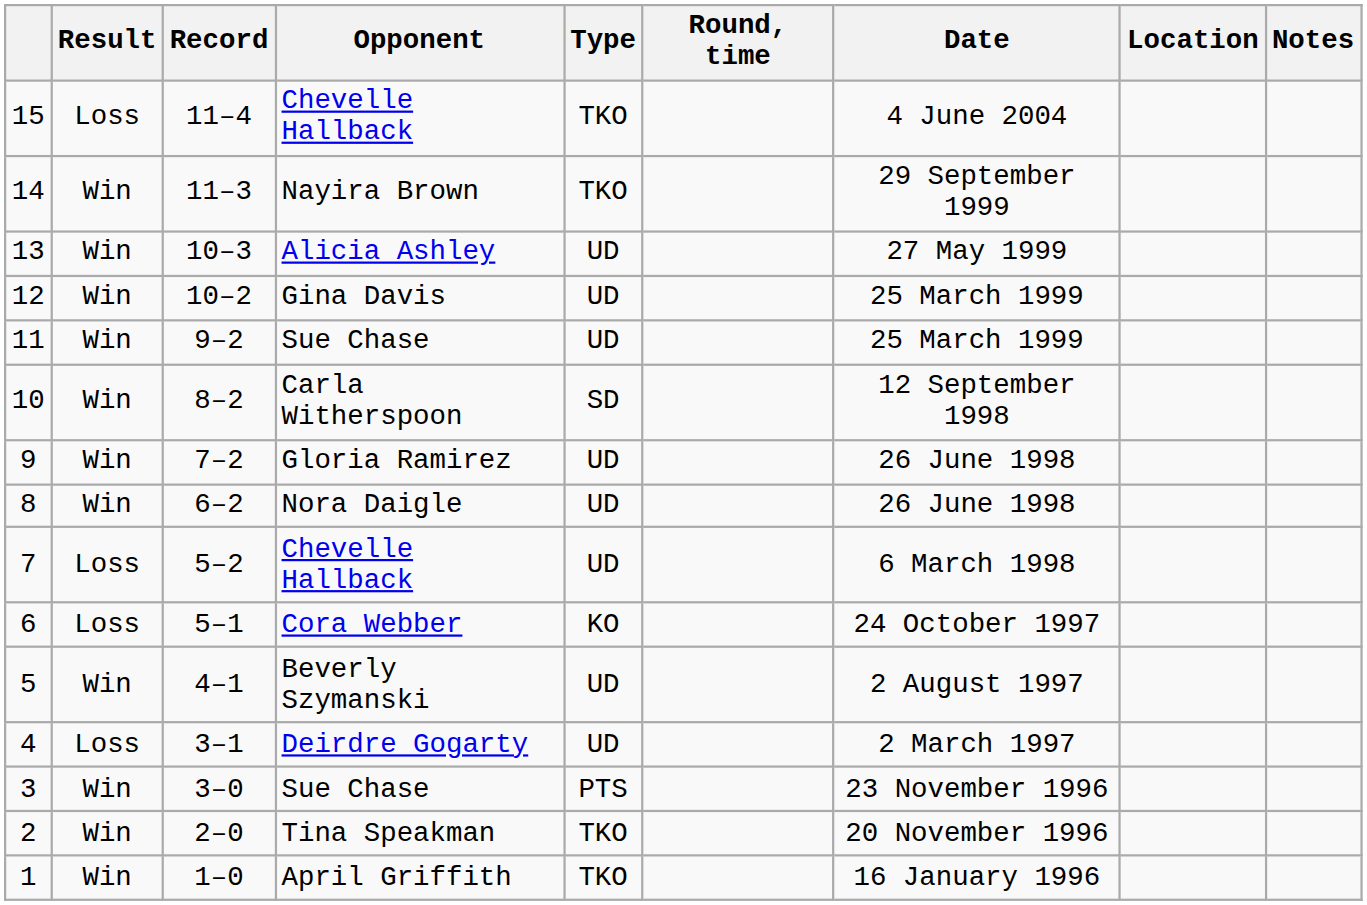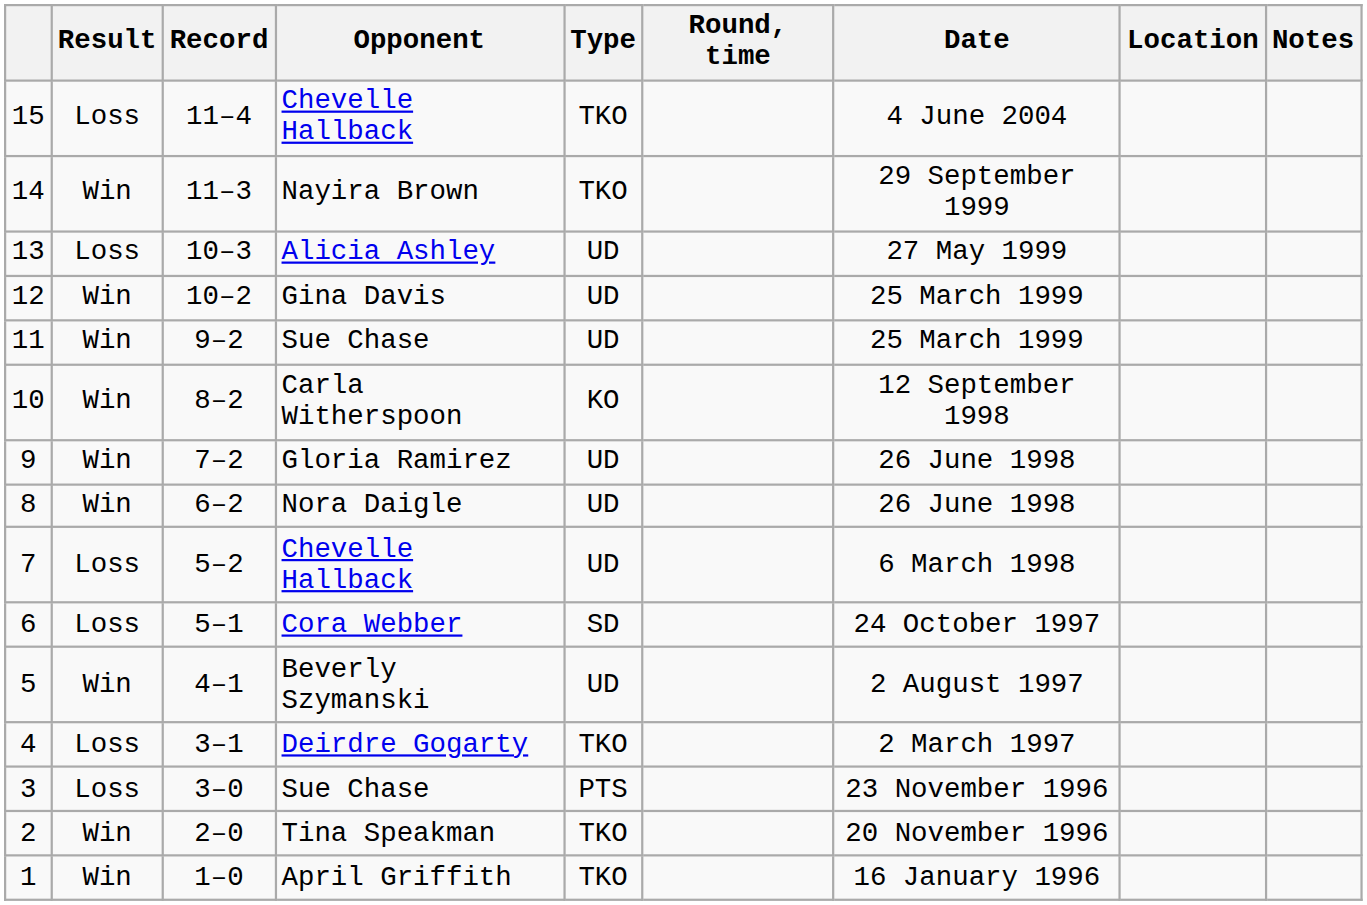(107, 254) Win -> (107, 254) Loss
(603, 402) SD -> (603, 402) KO
(603, 626) KO -> (603, 626) SD
(603, 745) UD -> (603, 745) TKO
(107, 789) Win -> (107, 789) Loss
